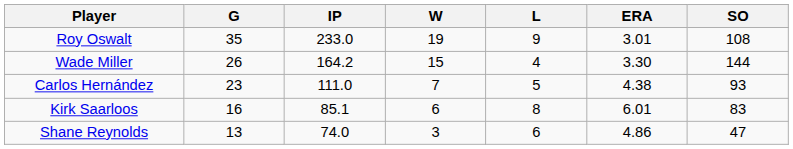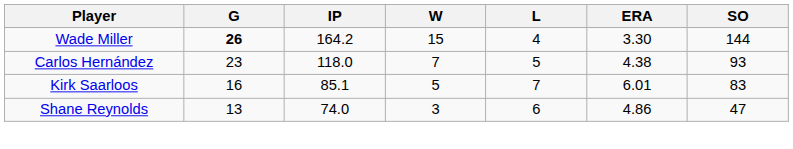- row: (94, 39)
(234, 62) normal -> (234, 39) bold
(335, 86) 111.0 -> (335, 62) 118.0
(436, 109) 6 -> (436, 86) 5
(536, 109) 8 -> (536, 86) 7
